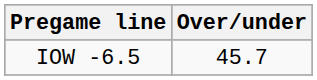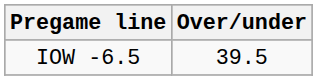(242, 58) 45.7 -> (242, 58) 39.5
